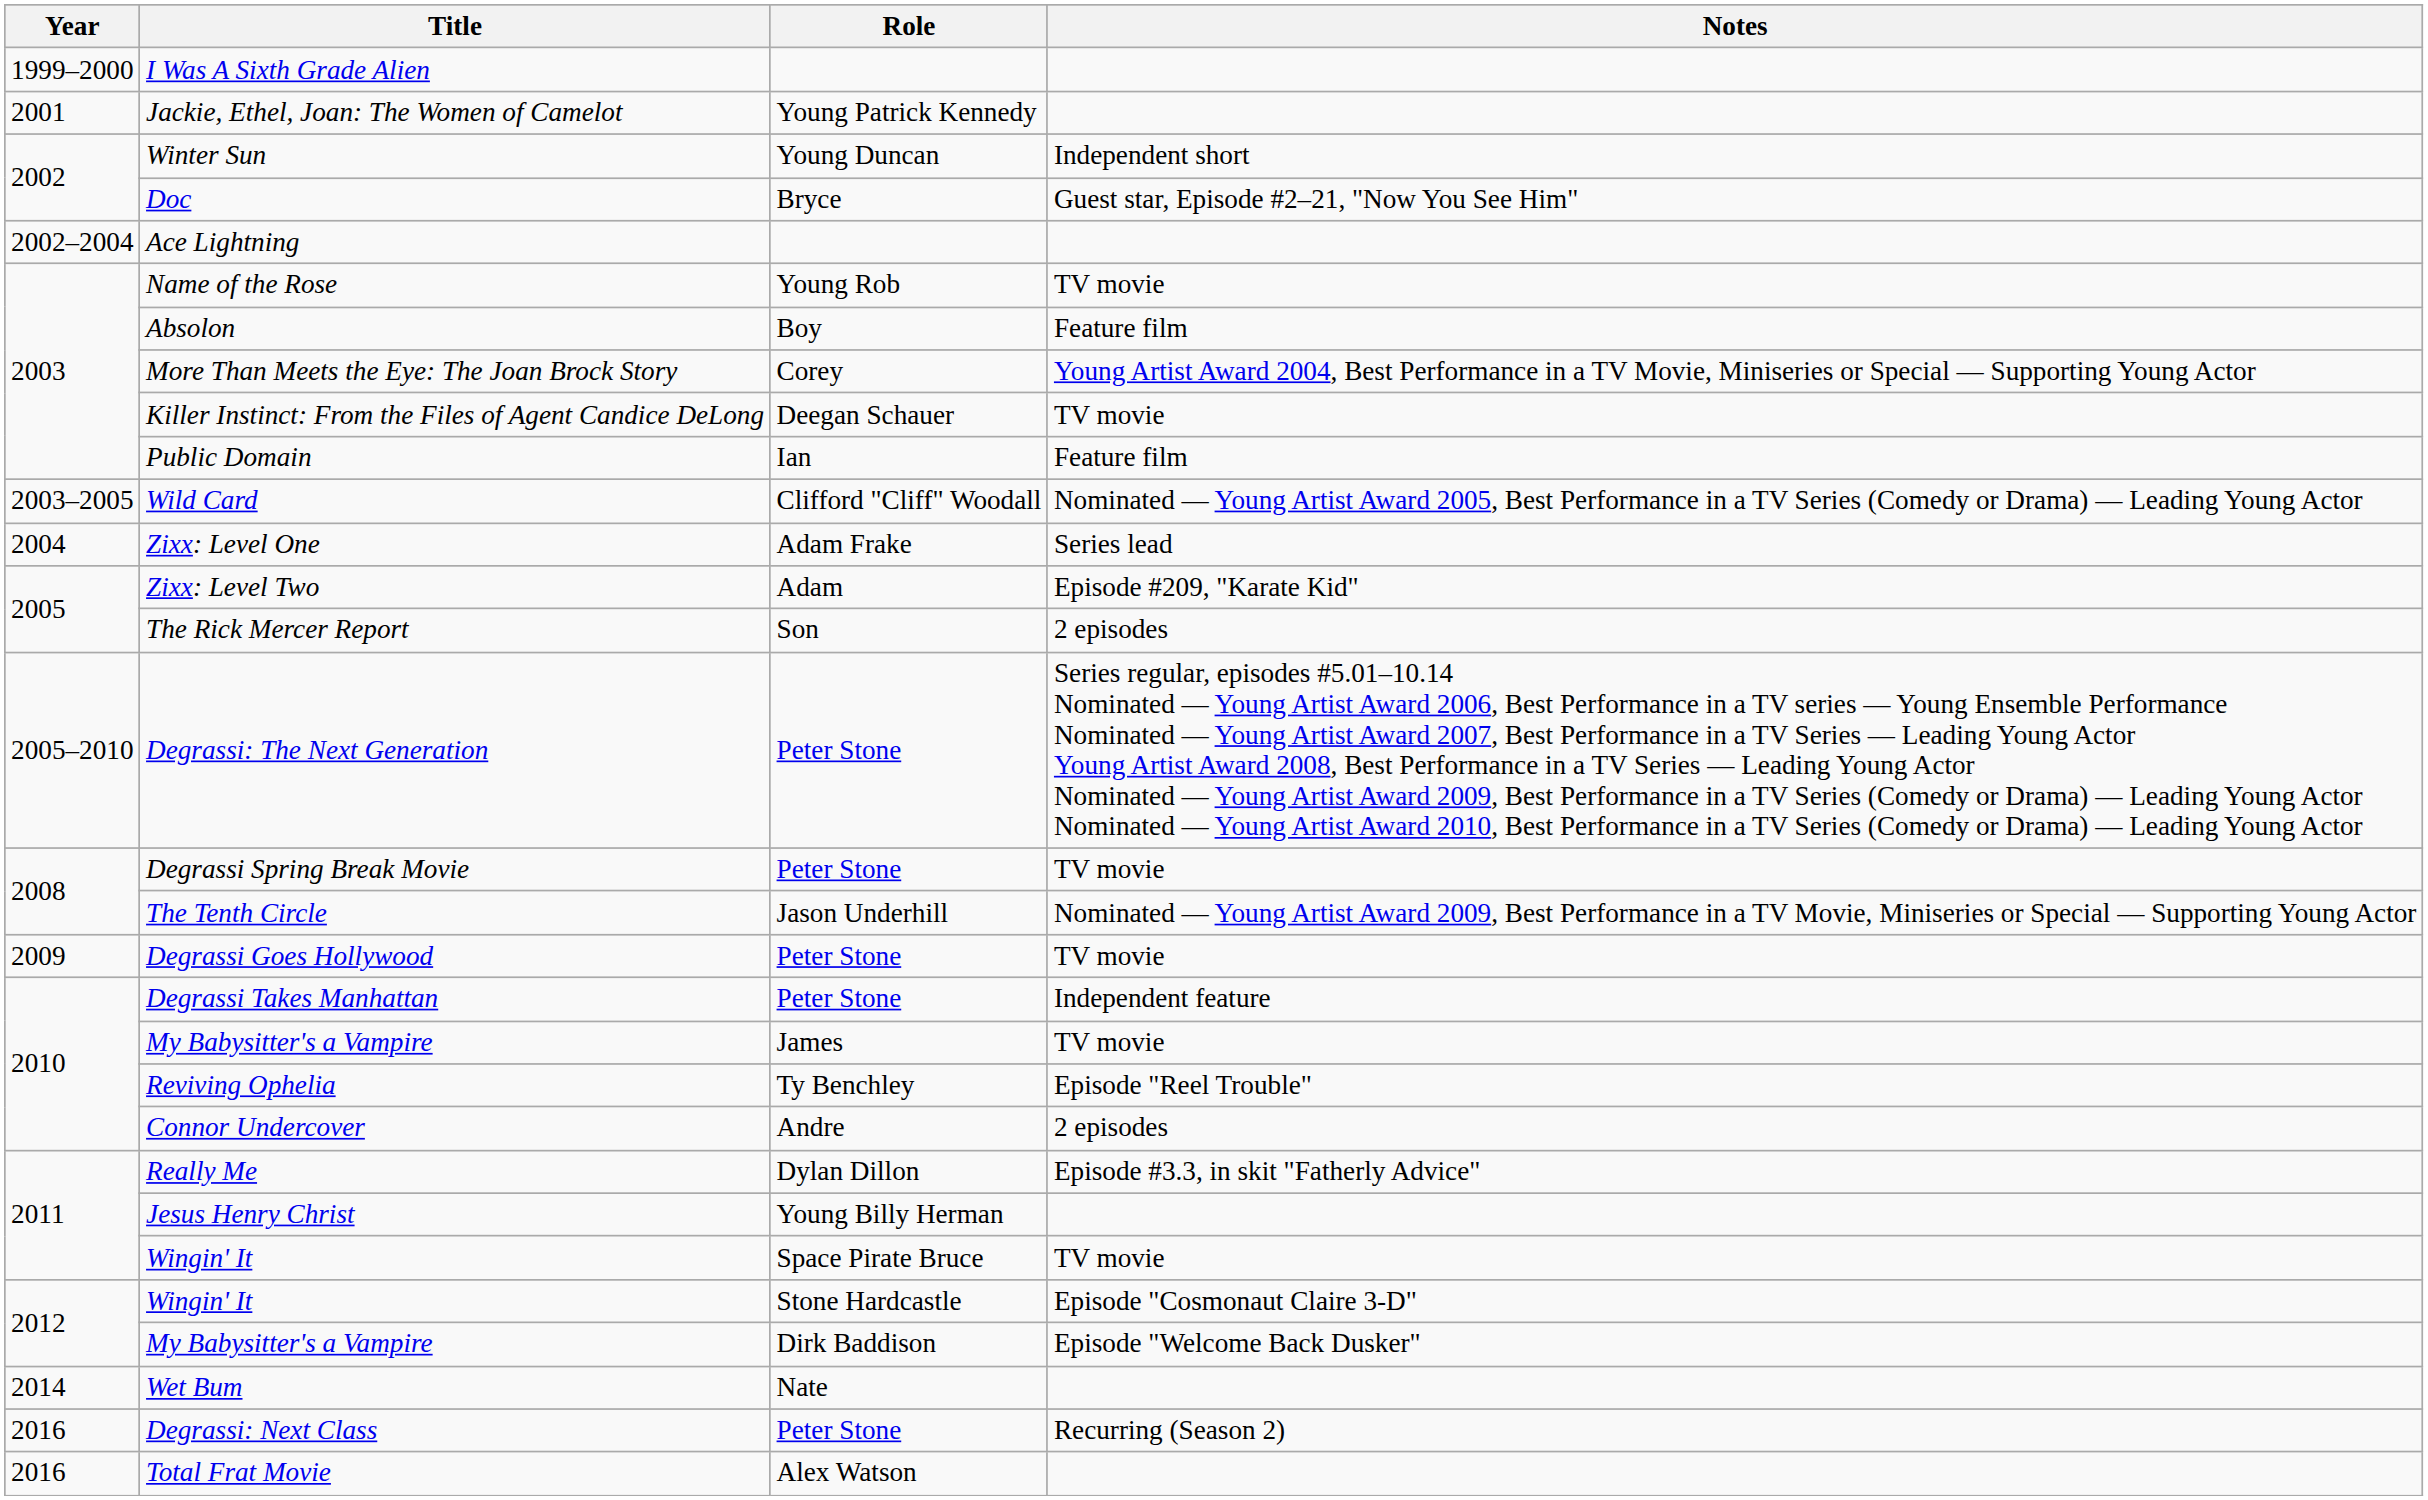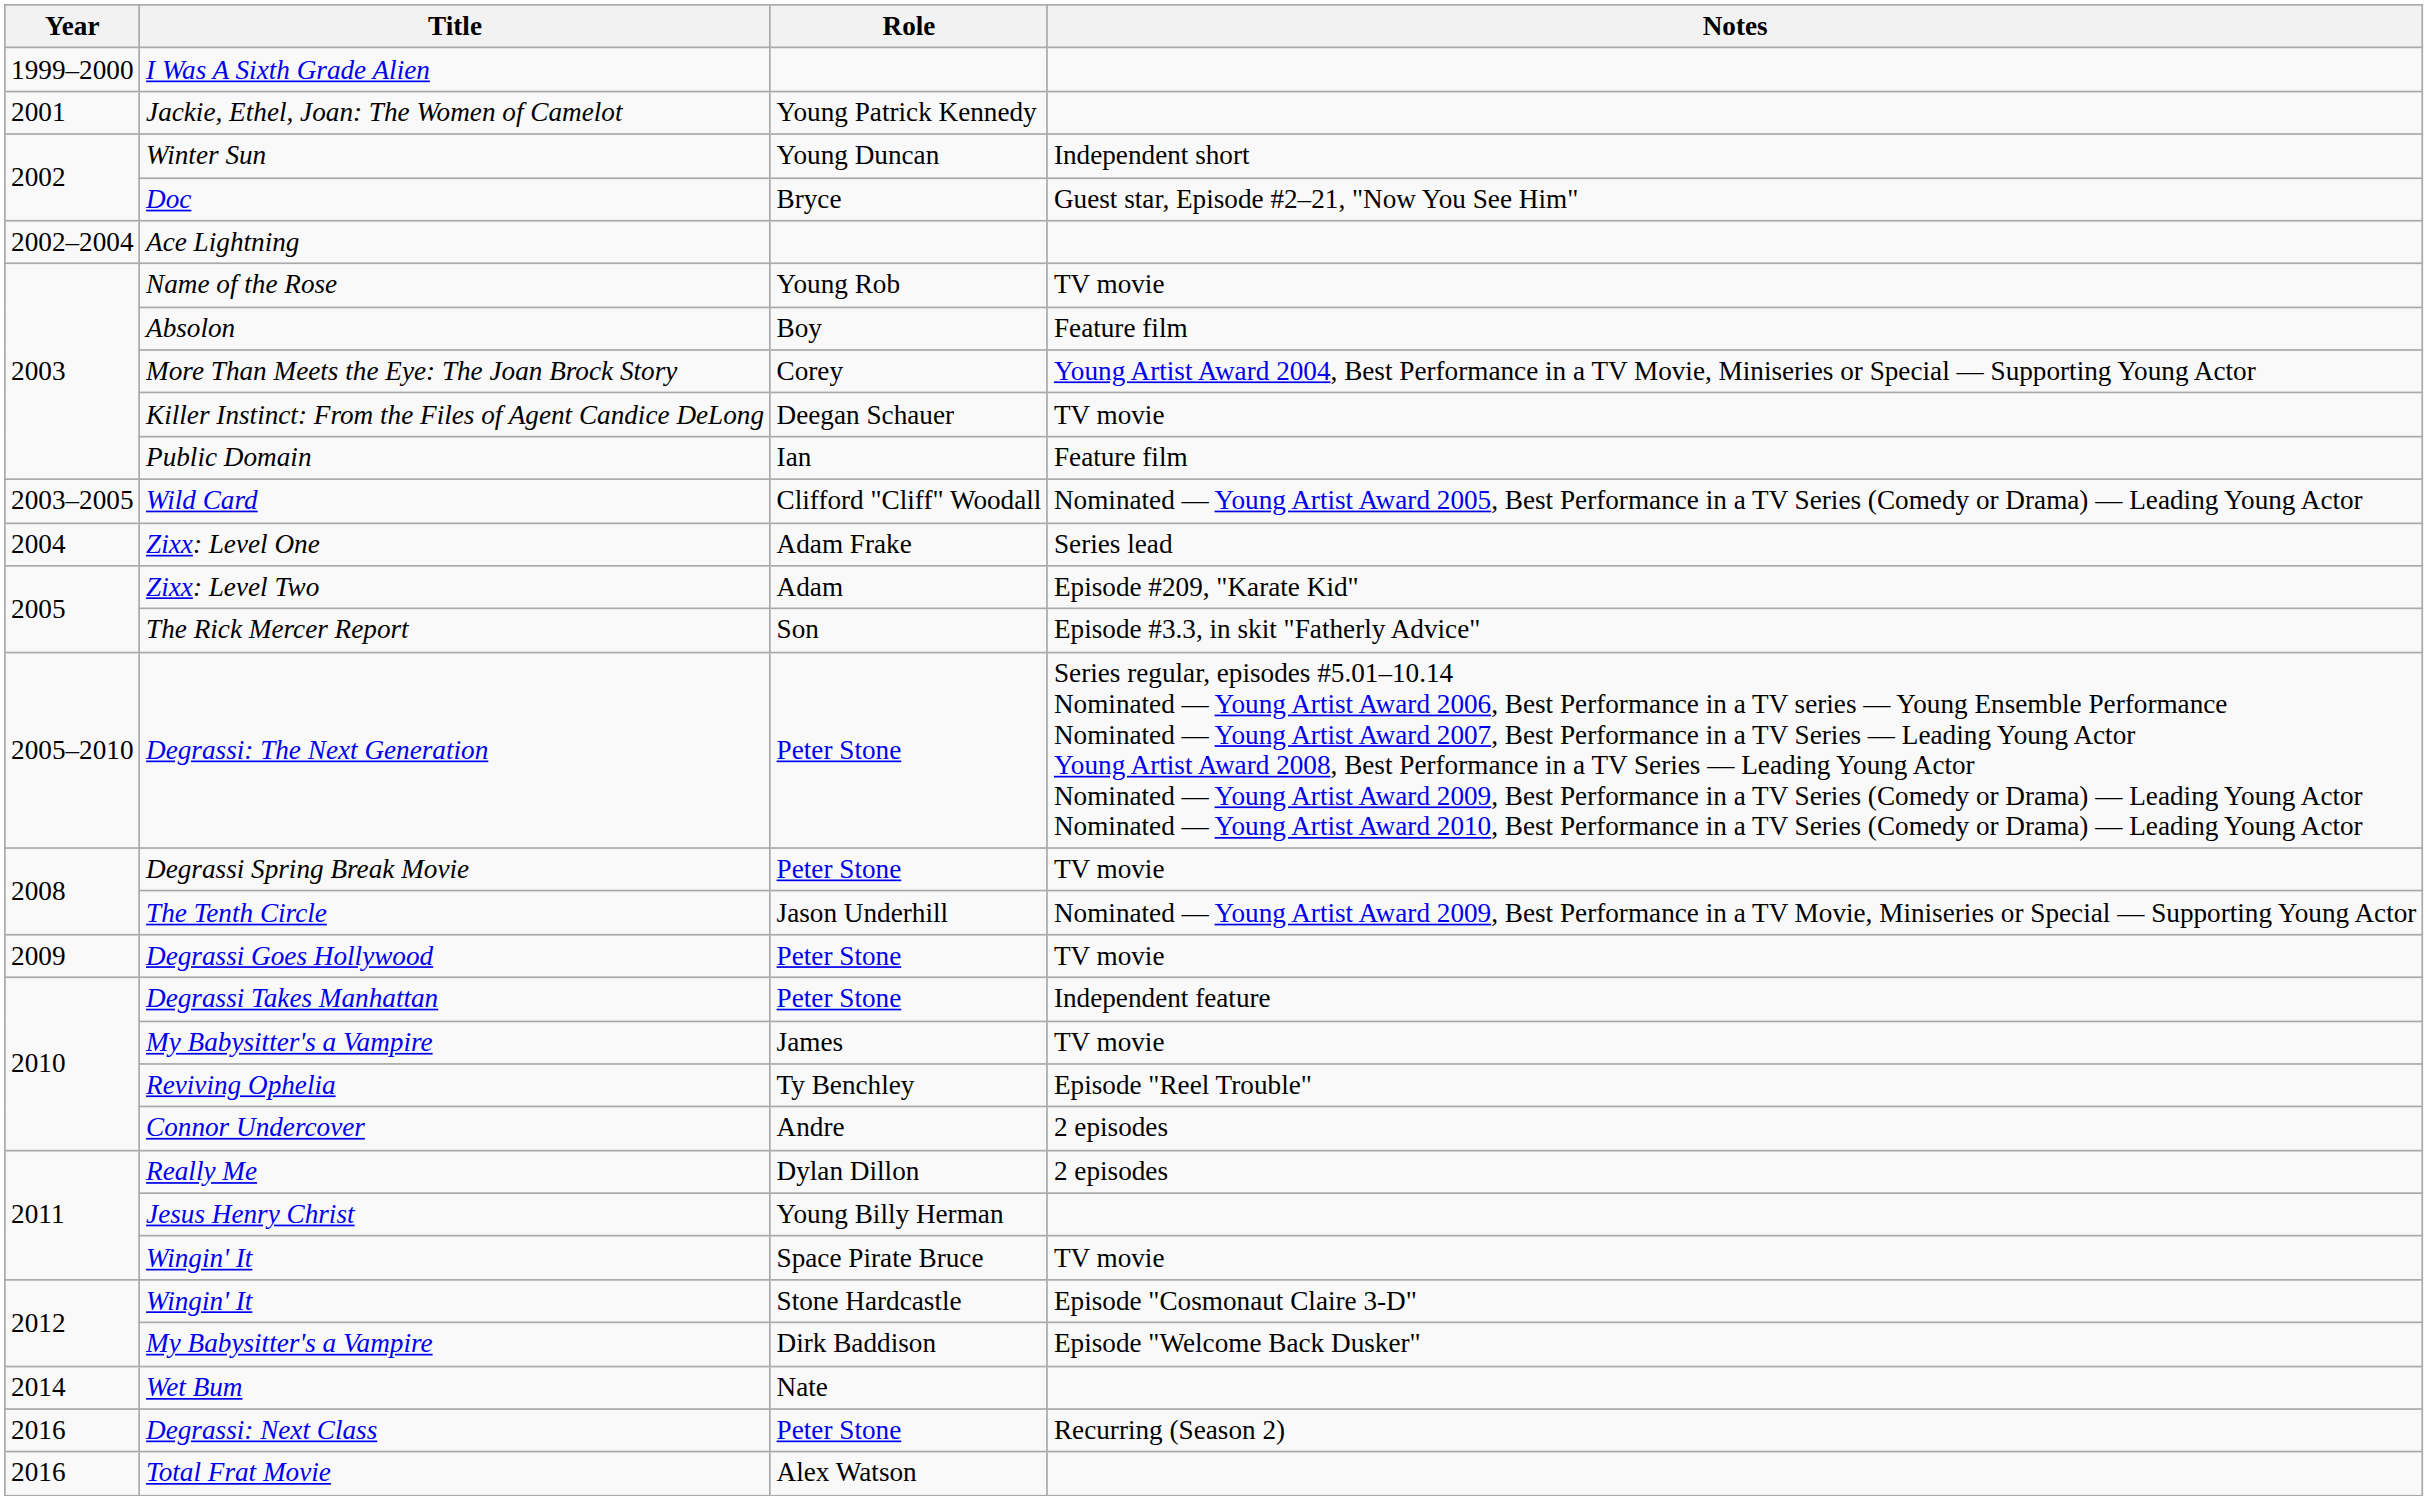(1111, 629) 2 episodes -> (1267, 629) Episode #3.3, in skit "Fatherly Advice"
(1267, 1171) Episode #3.3, in skit "Fatherly Advice" -> (1111, 1171) 2 episodes
